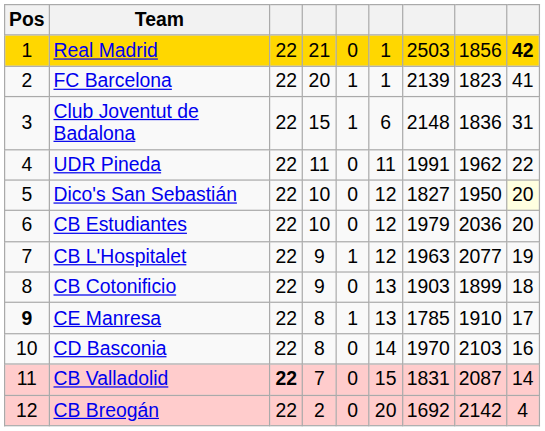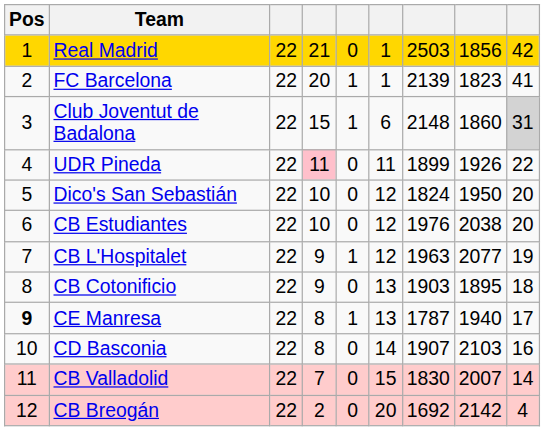(523, 50) bold -> (523, 50) normal
(480, 122) 1836 -> (480, 122) 1860
(523, 122) no background -> (523, 122) lightgrey background
(319, 164) no background -> (319, 164) pink background
(428, 164) 1991 -> (428, 164) 1899
(480, 164) 1962 -> (480, 164) 1926
(428, 195) 1827 -> (428, 195) 1824
(523, 195) lightyellow background -> (523, 195) no background
(428, 225) 1979 -> (428, 225) 1976
(480, 225) 2036 -> (480, 225) 2038
(480, 287) 1899 -> (480, 287) 1895
(428, 317) 1785 -> (428, 317) 1787
(480, 317) 1910 -> (480, 317) 1940
(428, 348) 1970 -> (428, 348) 1907
(286, 379) bold -> (286, 379) normal
(428, 379) 1831 -> (428, 379) 1830
(480, 379) 2087 -> (480, 379) 2007
